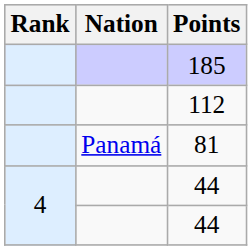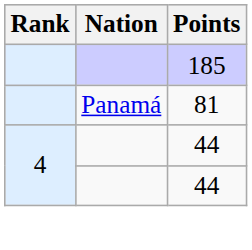- row: (40, 105)
